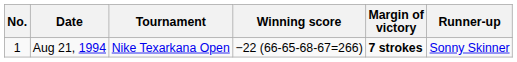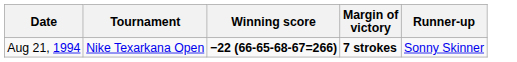- column: (17, 21)
(299, 48) normal -> (274, 48) bold
